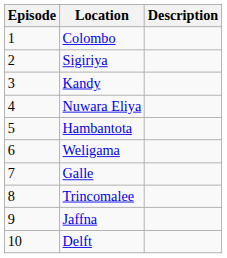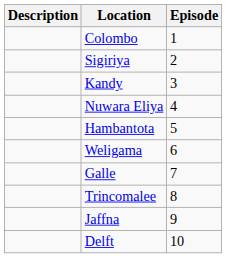columns swapped: (32, 15) <-> (183, 15)
